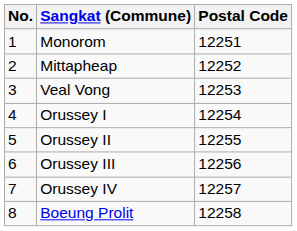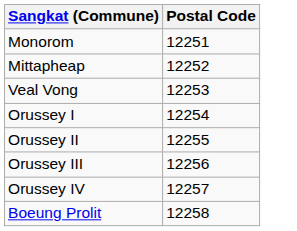- column: (21, 16)
